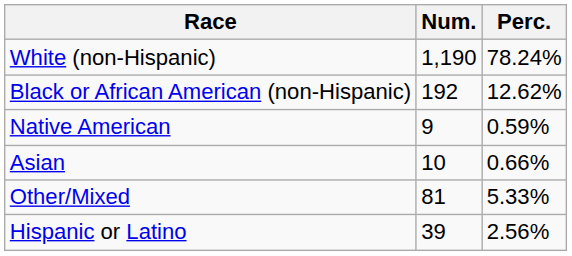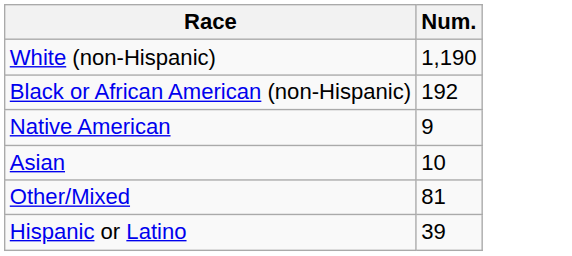- column: (524, 22)
